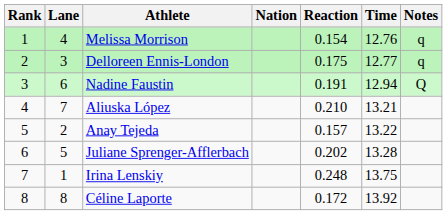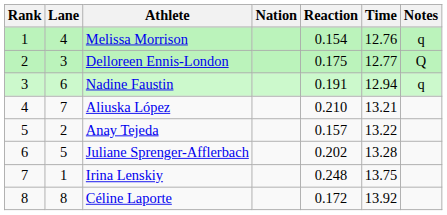(421, 61) q -> (421, 61) Q
(421, 84) Q -> (421, 84) q
